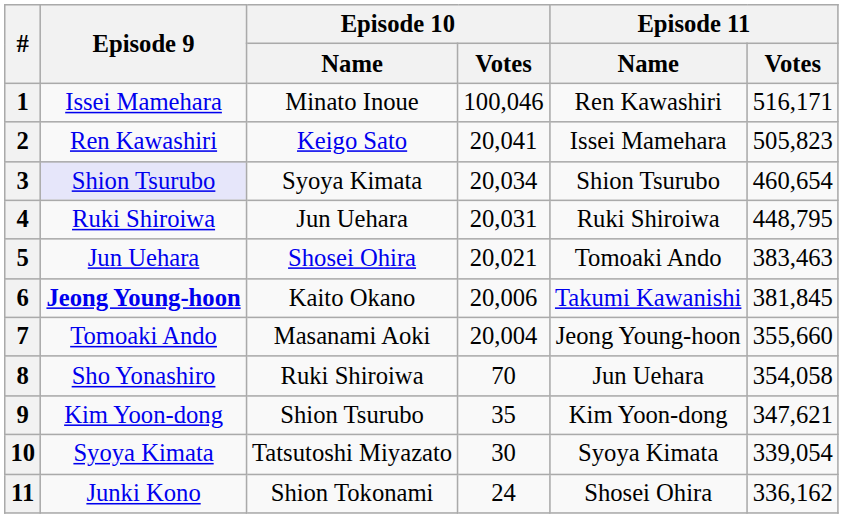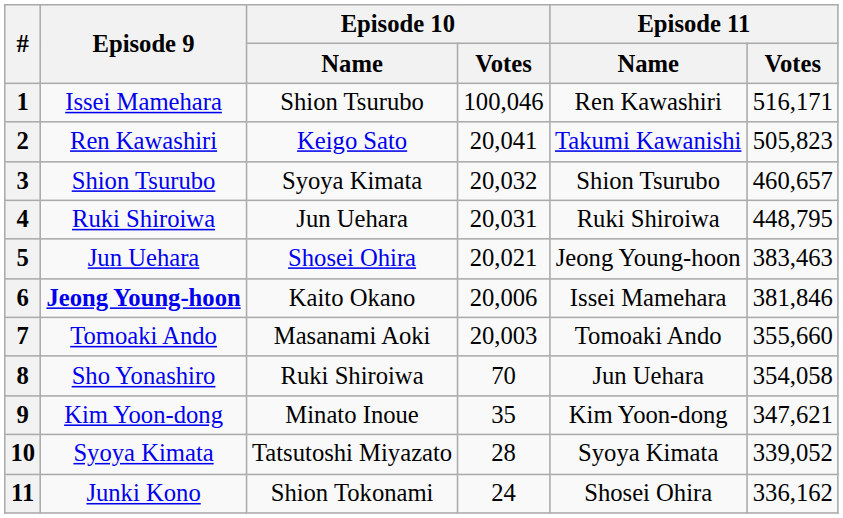(352, 102) Minato Inoue -> (352, 102) Shion Tsurubo
(648, 141) Issei Mamehara -> (648, 141) Takumi Kawanishi
(144, 180) lavender background -> (144, 180) no background
(504, 180) 20,034 -> (504, 180) 20,032
(793, 180) 460,654 -> (793, 180) 460,657
(648, 258) Tomoaki Ando -> (648, 258) Jeong Young-hoon
(648, 297) Takumi Kawanishi -> (648, 297) Issei Mamehara
(793, 297) 381,845 -> (793, 297) 381,846
(504, 336) 20,004 -> (504, 336) 20,003
(648, 336) Jeong Young-hoon -> (648, 336) Tomoaki Ando
(352, 414) Shion Tsurubo -> (352, 414) Minato Inoue
(504, 453) 30 -> (504, 453) 28
(793, 453) 339,054 -> (793, 453) 339,052
